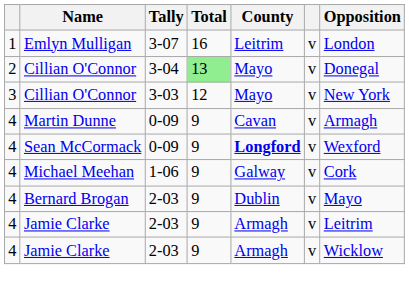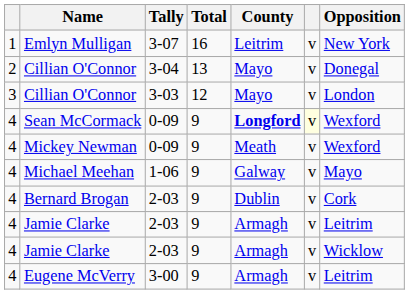(349, 43) London -> (357, 43) New York
(199, 69) lightgreen background -> (199, 69) no background
(357, 95) New York -> (349, 95) London
- row: (70, 120)
(312, 146) no background -> (312, 120) lightyellow background
+ row: (80, 146)
(340, 172) Cork -> (343, 172) Mayo
(343, 198) Mayo -> (340, 198) Cork
+ row: (79, 276)
